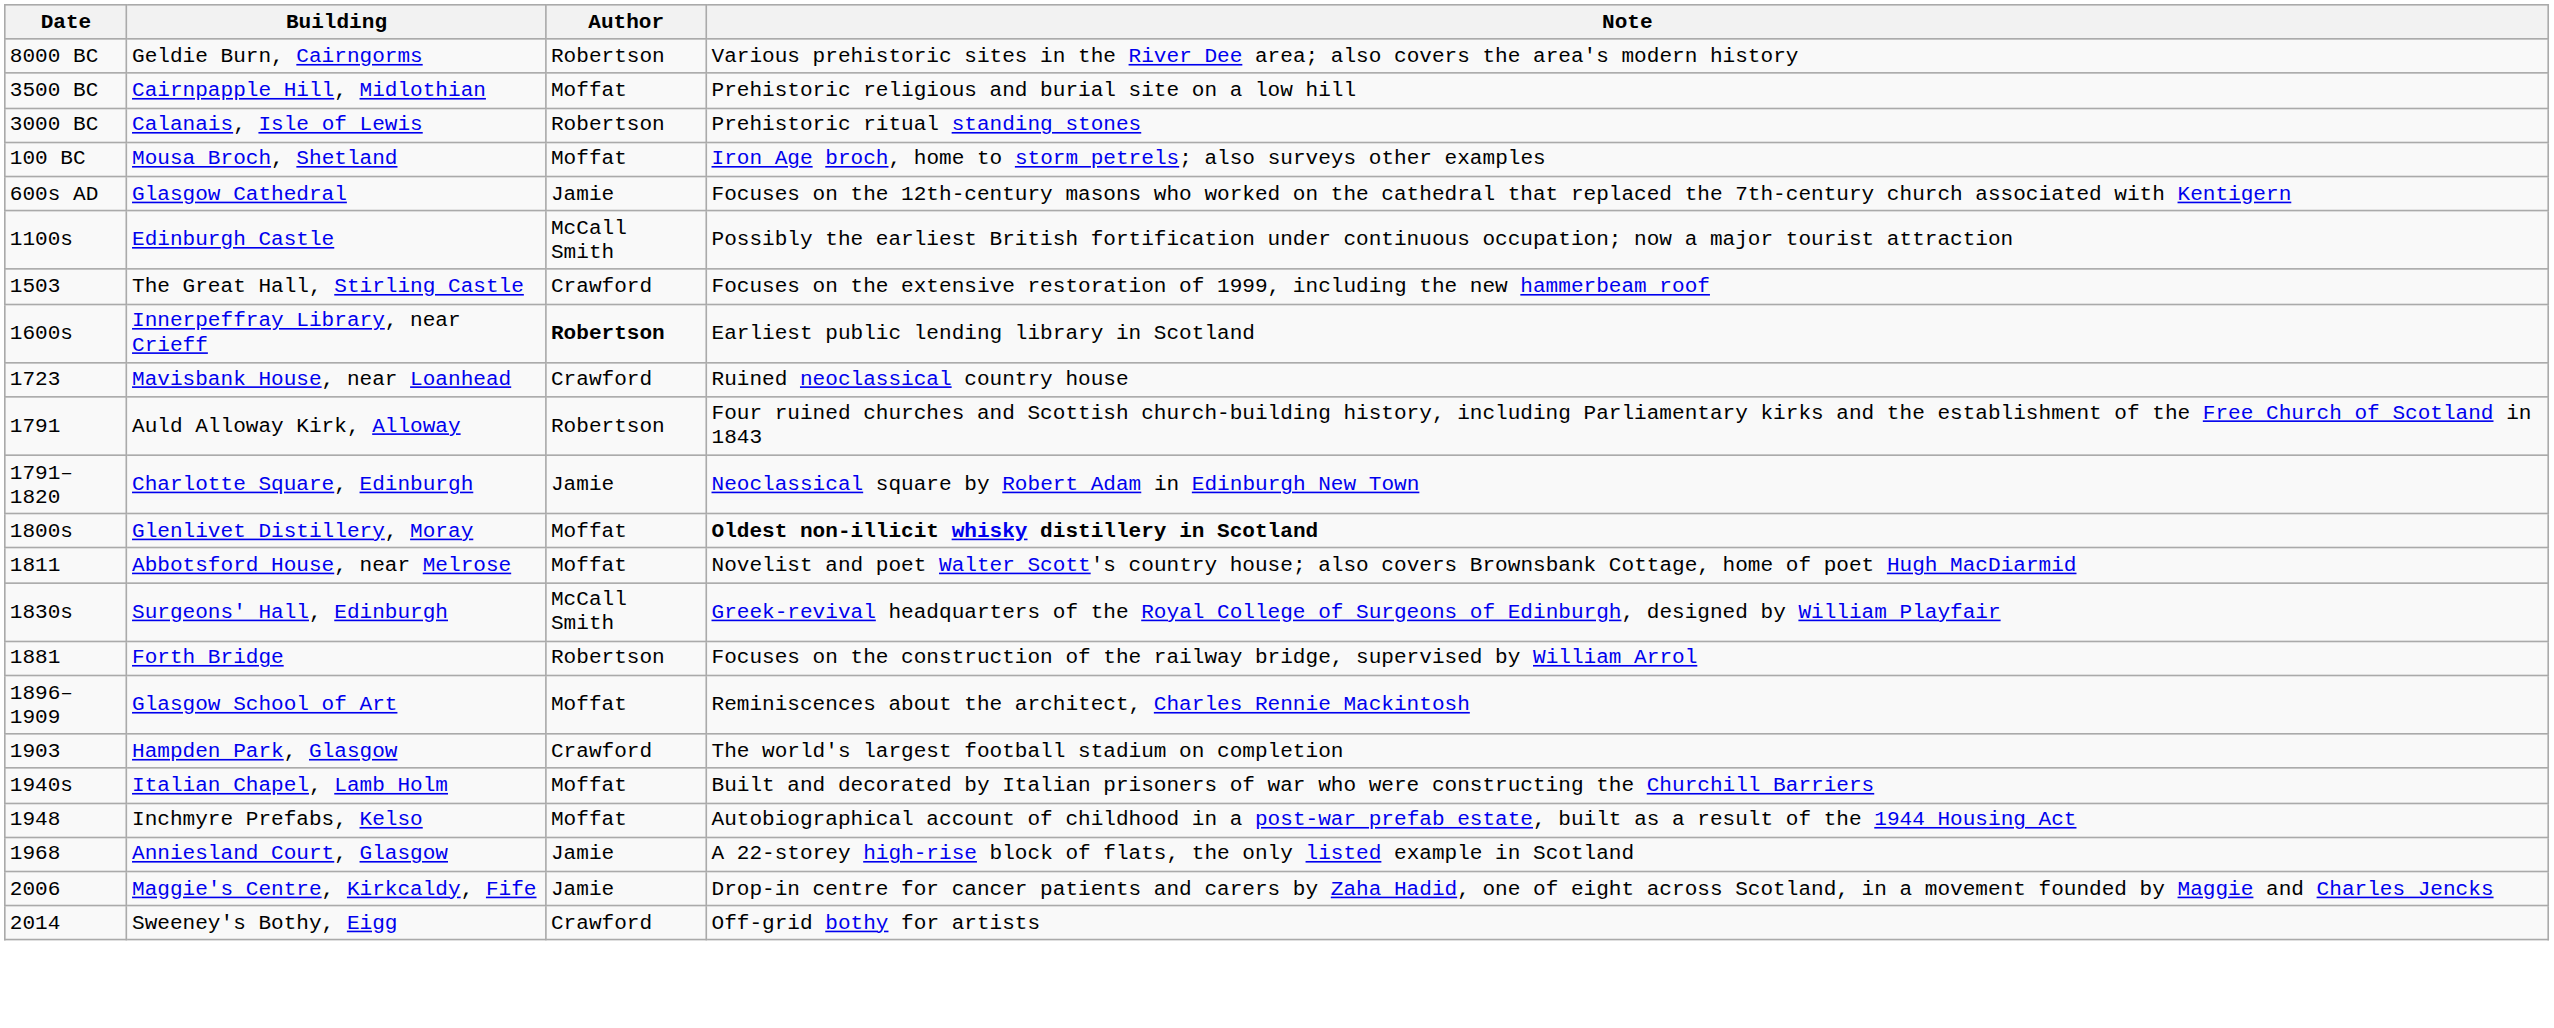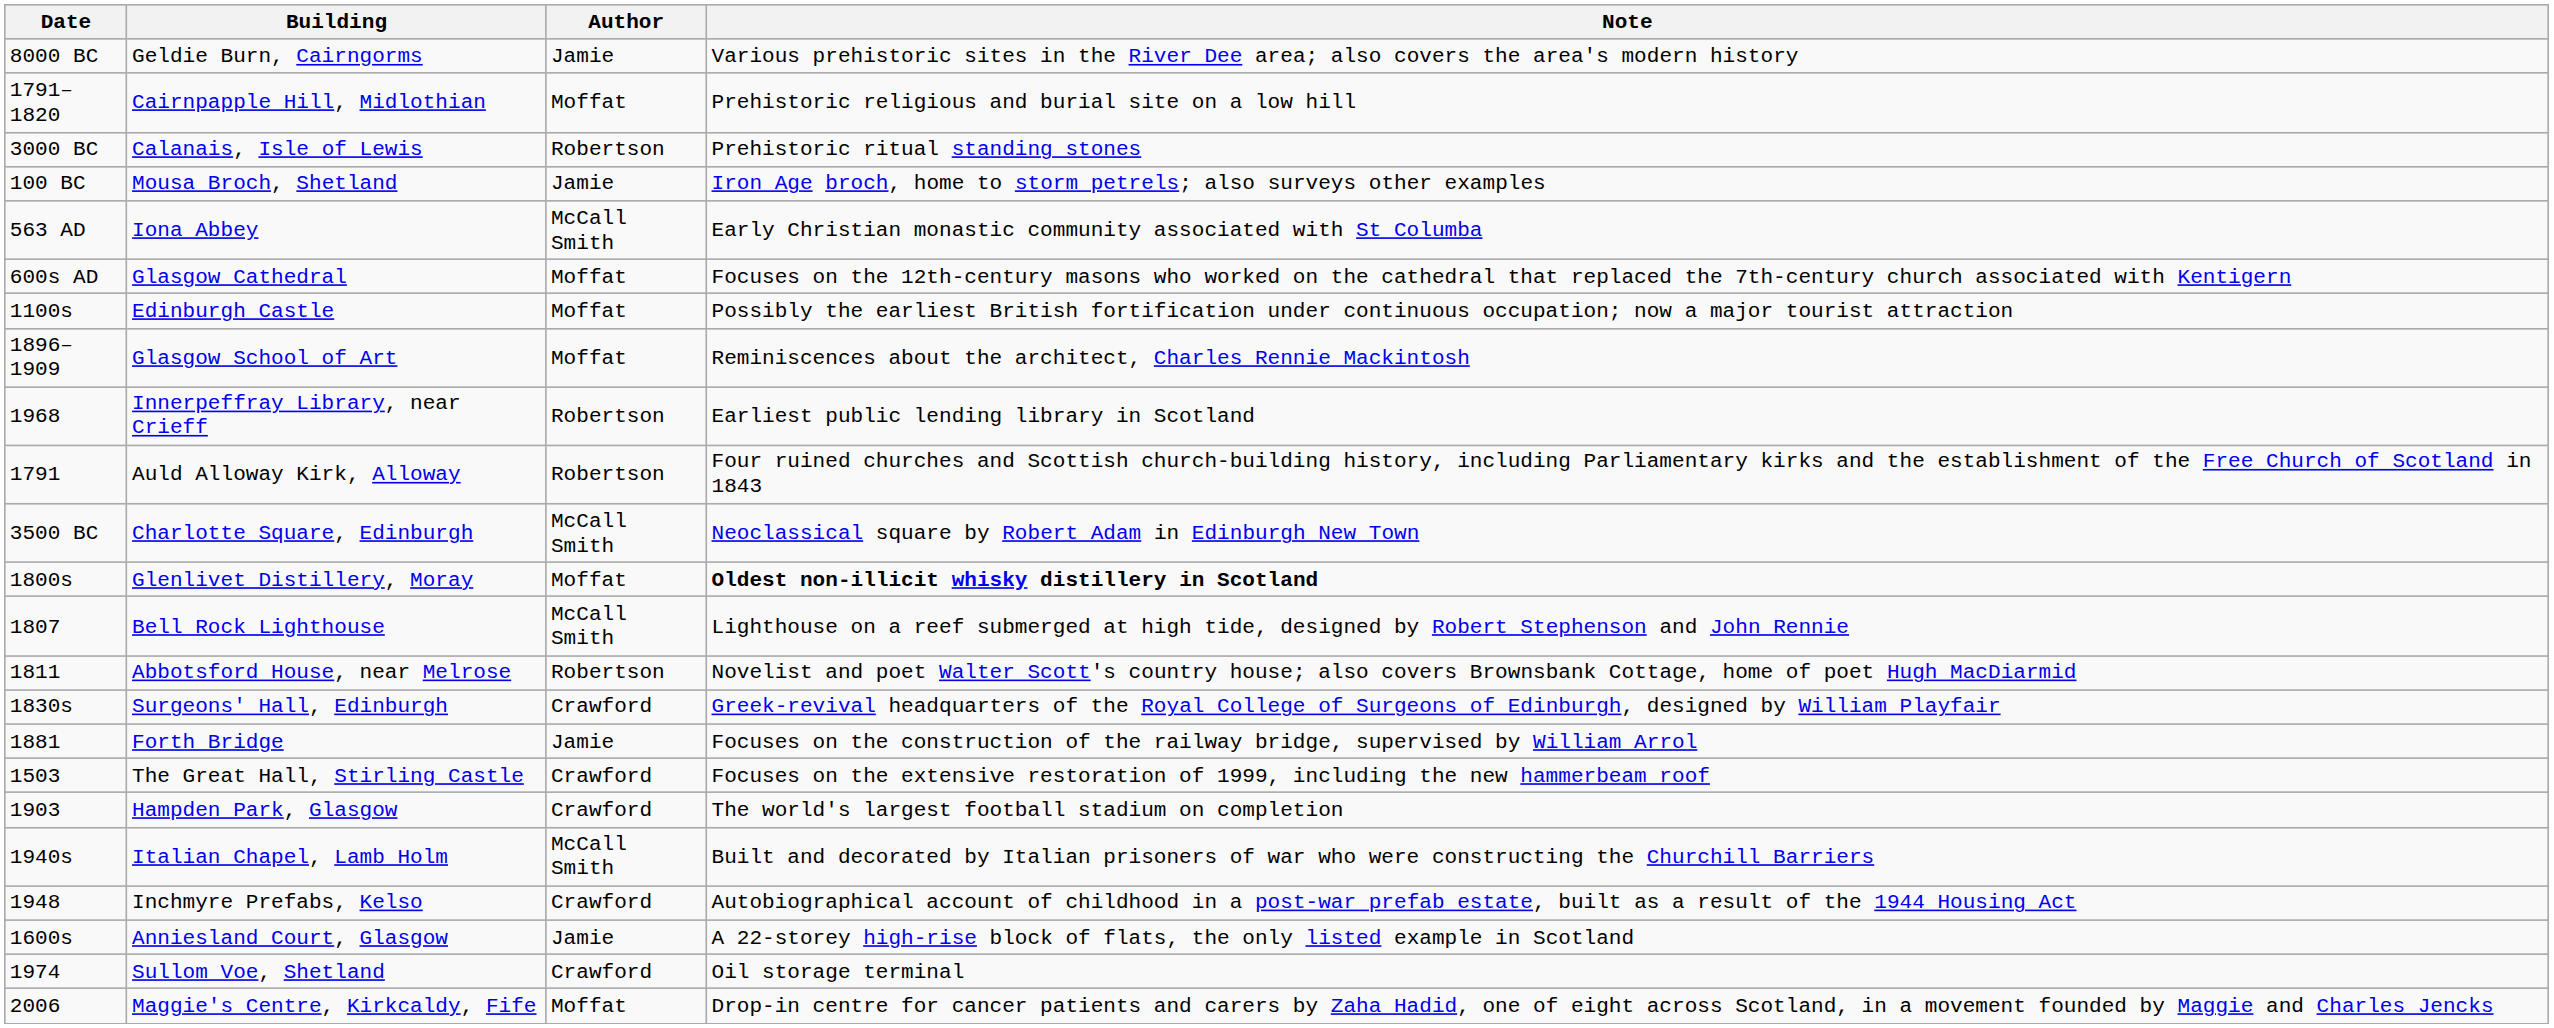(608, 56) Robertson -> (583, 56) Jamie
(54, 91) 3500 BC -> (41, 103) 1791–1820
(589, 159) Moffat -> (583, 184) Jamie
+ row: (195, 230)
(583, 194) Jamie -> (589, 277) Moffat
(589, 240) McCall Smith -> (589, 311) Moffat
rows swapped: (328, 287) <-> (265, 705)
(41, 333) 1600s -> (35, 416) 1968
(608, 333) bold -> (608, 416) normal
- row: (322, 379)
(41, 485) 1791–1820 -> (54, 533) 3500 BC
(583, 485) Jamie -> (589, 533) McCall Smith
+ row: (258, 626)
(589, 565) Moffat -> (608, 673) Robertson
(589, 612) McCall Smith -> (602, 707) Crawford
(608, 658) Robertson -> (583, 741) Jamie
(589, 786) Moffat -> (589, 856) McCall Smith
(589, 820) Moffat -> (602, 903) Crawford
(35, 854) 1968 -> (41, 937) 1600s
+ row: (258, 971)
(583, 889) Jamie -> (589, 1006) Moffat
- row: (265, 923)
